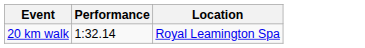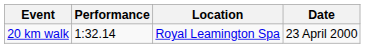+ column: (322, 14)
